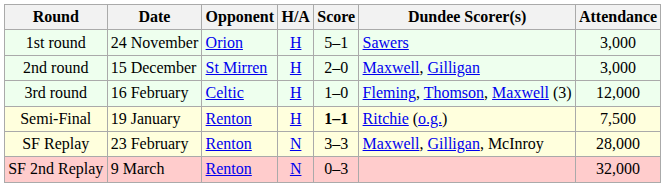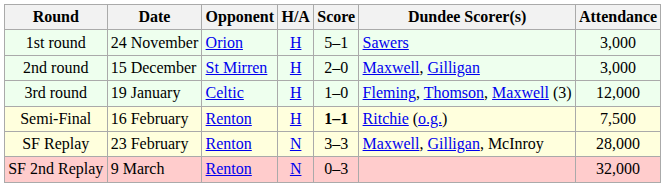(150, 93) 16 February -> (146, 93) 19 January
(146, 118) 19 January -> (150, 118) 16 February
